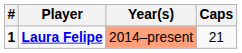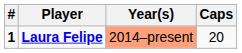(216, 37) 21 -> (216, 37) 20
